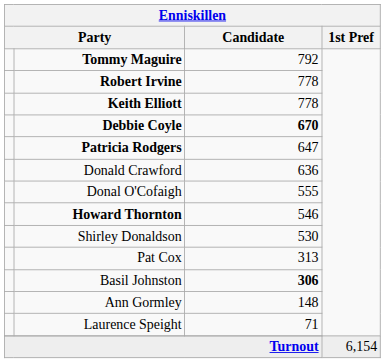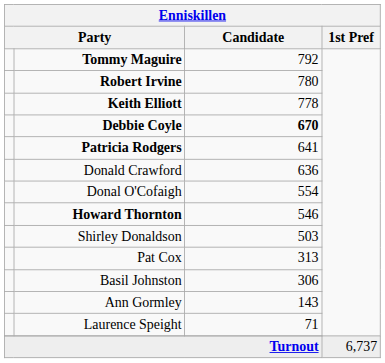(308, 81) 778 -> (308, 81) 780
(308, 147) 647 -> (308, 147) 641
(308, 192) 555 -> (308, 192) 554
(308, 236) 530 -> (308, 236) 503
(308, 280) bold -> (308, 280) normal
(308, 302) 148 -> (308, 302) 143
(362, 346) 6,154 -> (362, 346) 6,737
